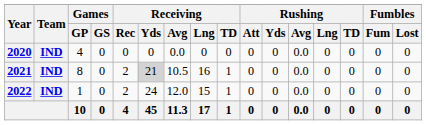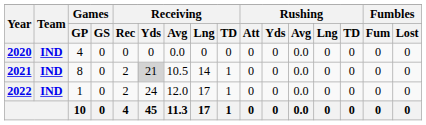(204, 71) 16 -> (204, 71) 14
(204, 91) 15 -> (204, 91) 17
